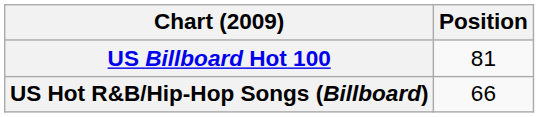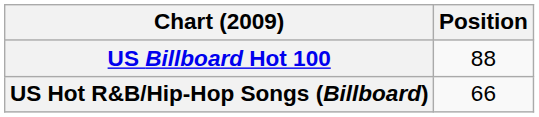(483, 58) 81 -> (483, 58) 88
